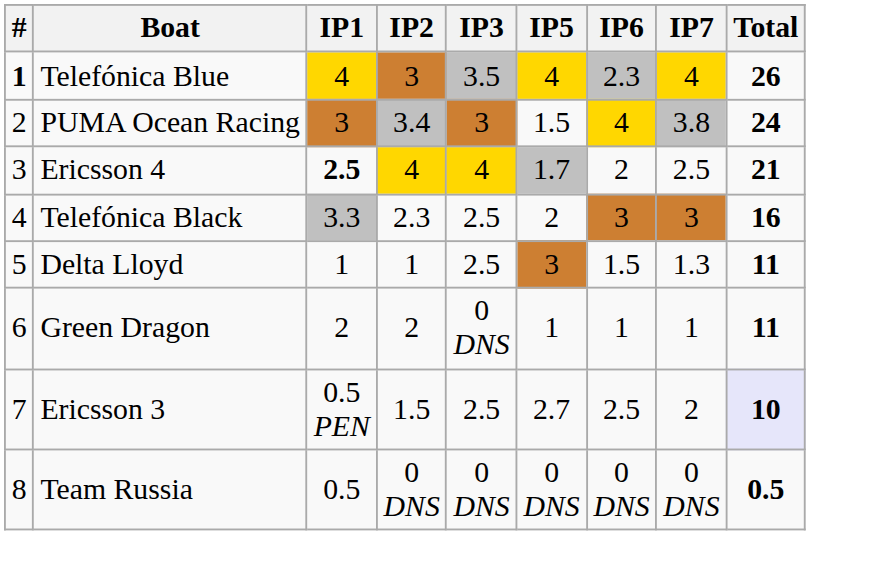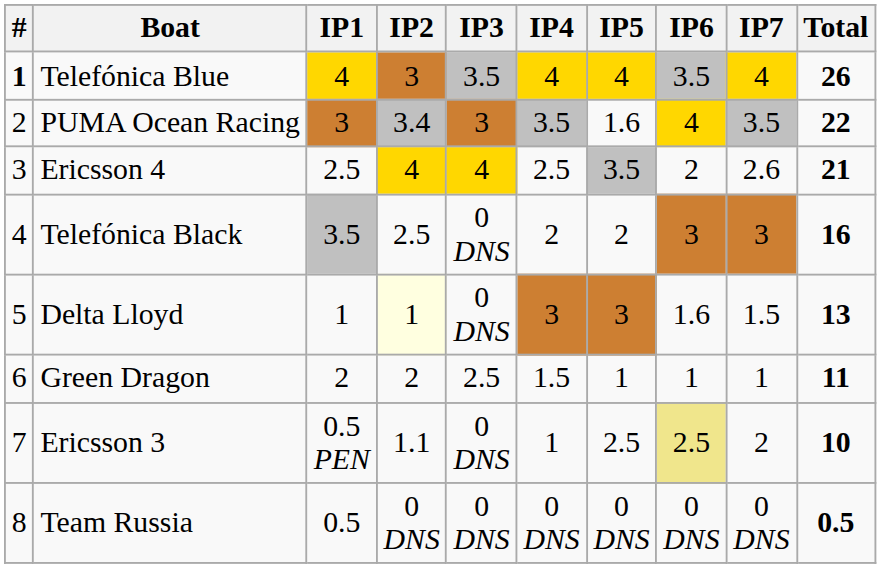+ column: (552, 28)
(622, 75) 2.3 -> (691, 75) 3.5
(552, 122) 1.5 -> (622, 122) 1.6
(691, 122) 3.8 -> (761, 122) 3.5
(766, 122) 24 -> (836, 122) 22
(342, 169) bold -> (342, 169) normal
(552, 169) 1.7 -> (622, 169) 3.5
(691, 169) 2.5 -> (761, 169) 2.6
(342, 216) 3.3 -> (342, 233) 3.5
(412, 216) 2.3 -> (412, 233) 2.5
(482, 216) 2.5 -> (482, 233) 0 DNS
(412, 264) no background -> (412, 314) lightyellow background
(482, 264) 2.5 -> (482, 314) 0 DNS
(622, 264) 1.5 -> (691, 314) 1.6
(691, 264) 1.3 -> (761, 314) 1.5
(766, 264) 11 -> (836, 314) 13
(482, 328) 0 DNS -> (482, 378) 2.5
(412, 408) 1.5 -> (412, 442) 1.1
(482, 408) 2.5 -> (482, 442) 0 DNS
(552, 408) 2.7 -> (622, 442) 2.5
(622, 408) no background -> (691, 442) khaki background
(766, 408) lavender background -> (836, 442) no background
